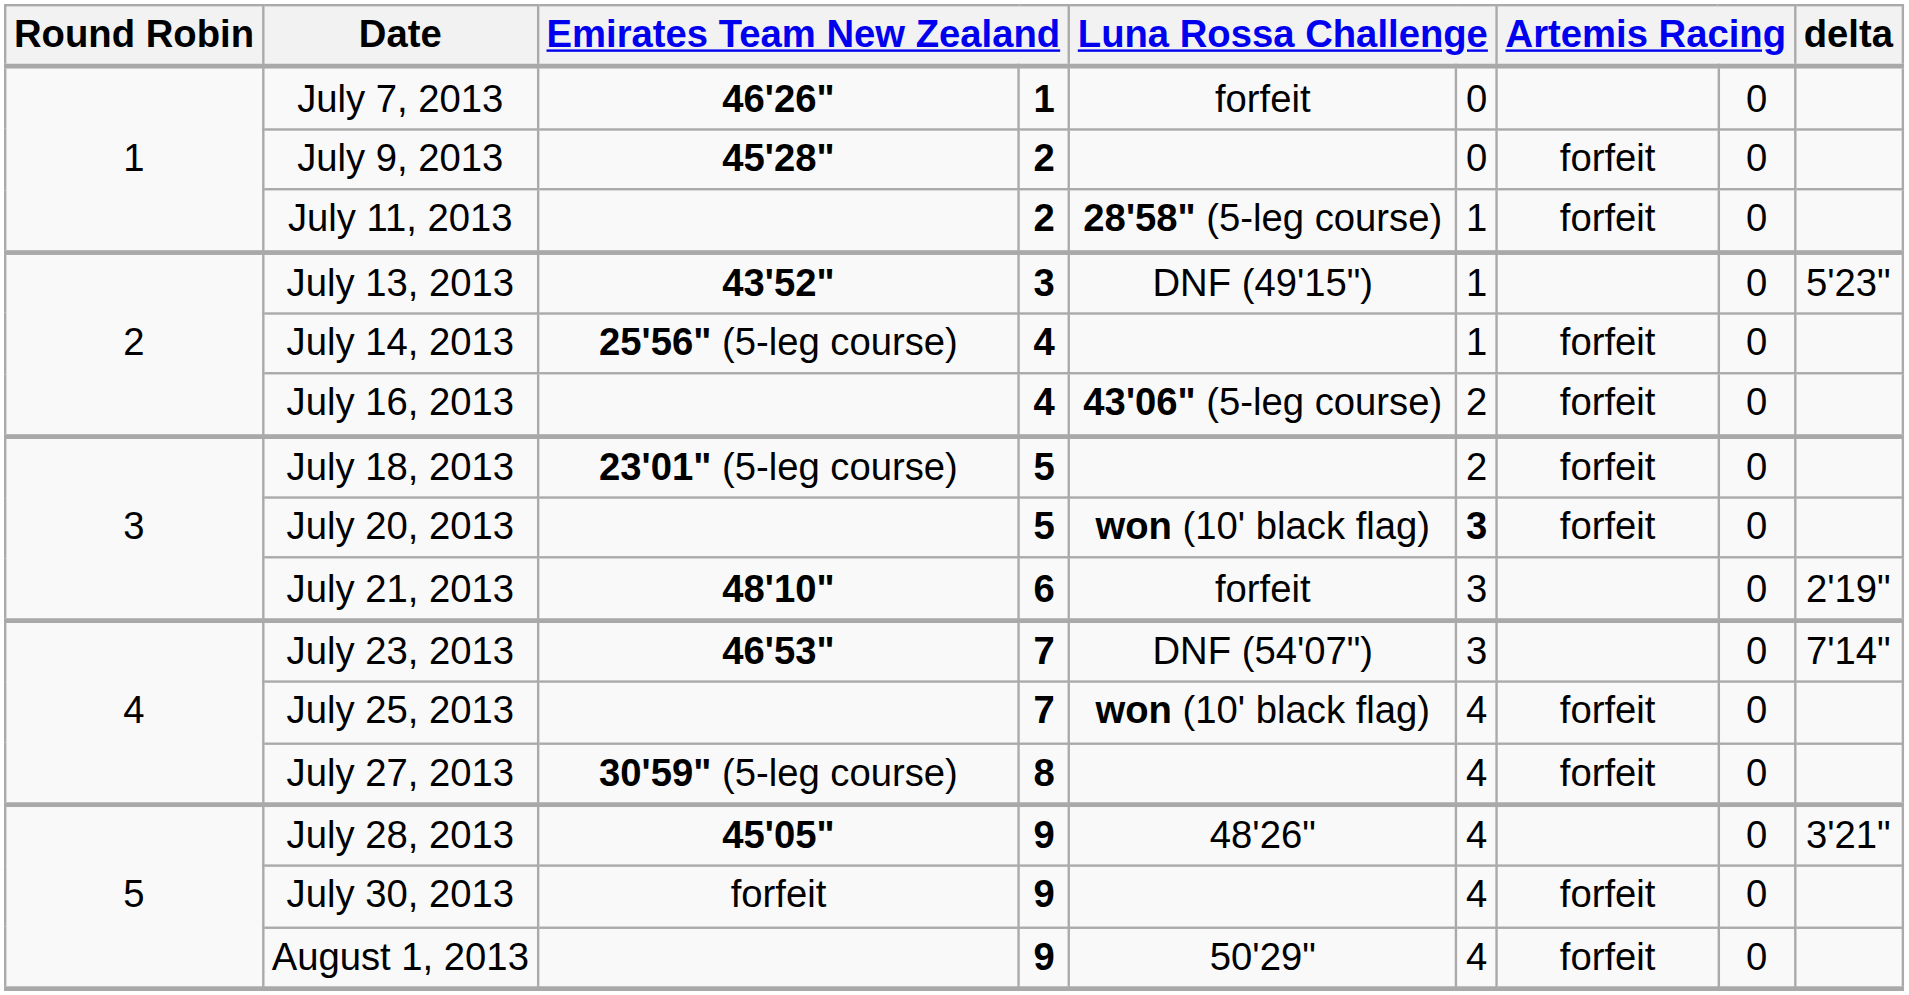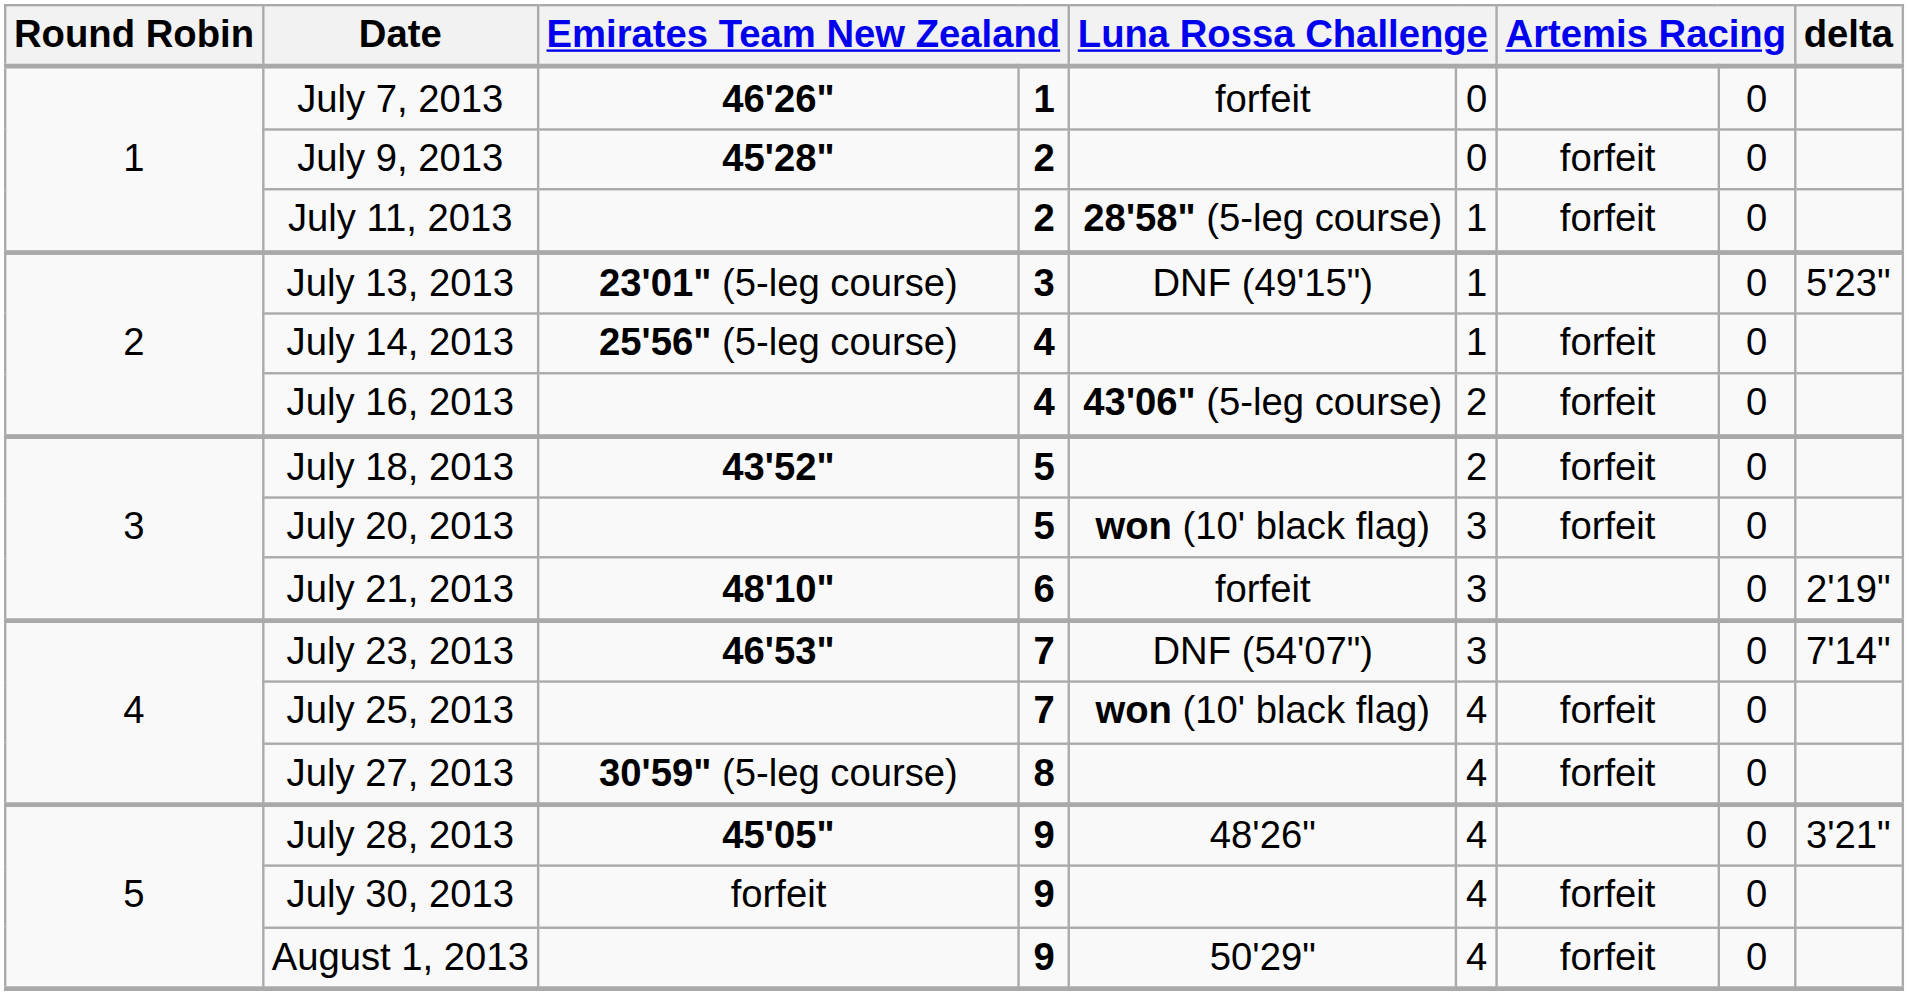(778, 282) 43'52" -> (778, 282) 23'01" (5-leg course)
(778, 466) 23'01" (5-leg course) -> (778, 466) 43'52"
(1477, 527) bold -> (1477, 527) normal
